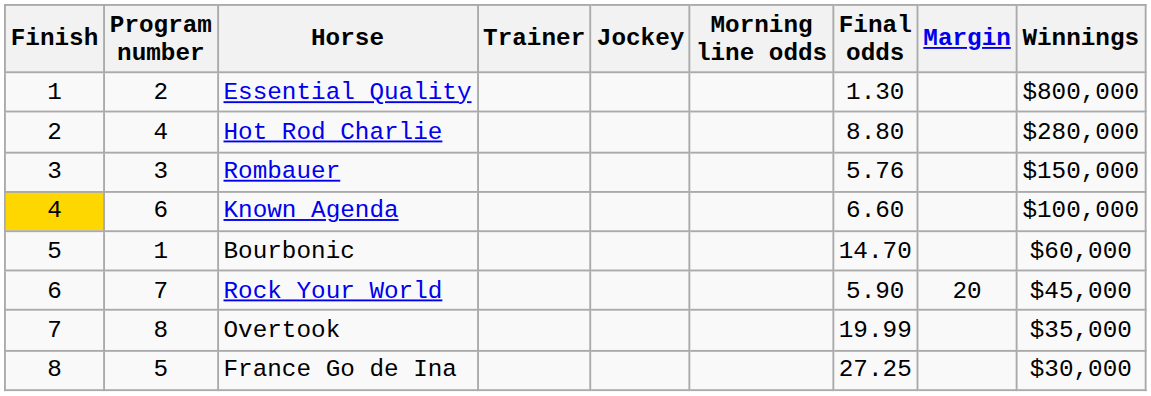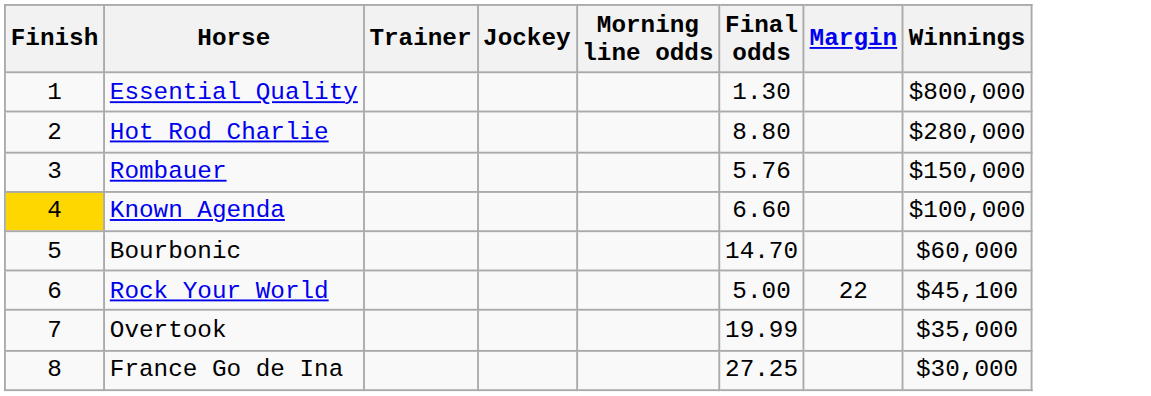- column: (161, 39)
(875, 291) 5.90 -> (762, 291) 5.00
(967, 291) 20 -> (853, 291) 22
(1081, 291) $45,000 -> (967, 291) $45,100
